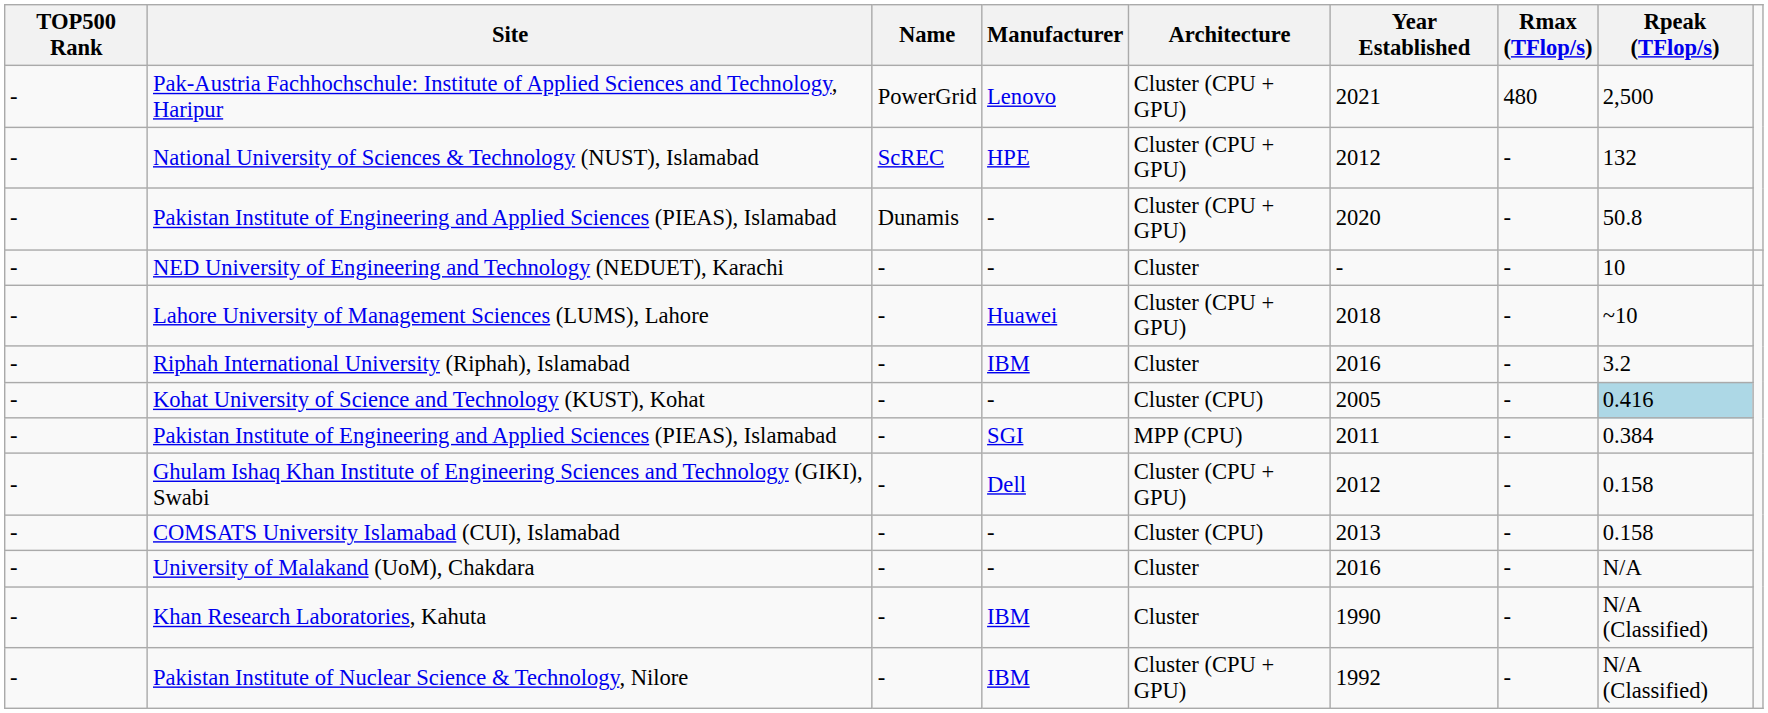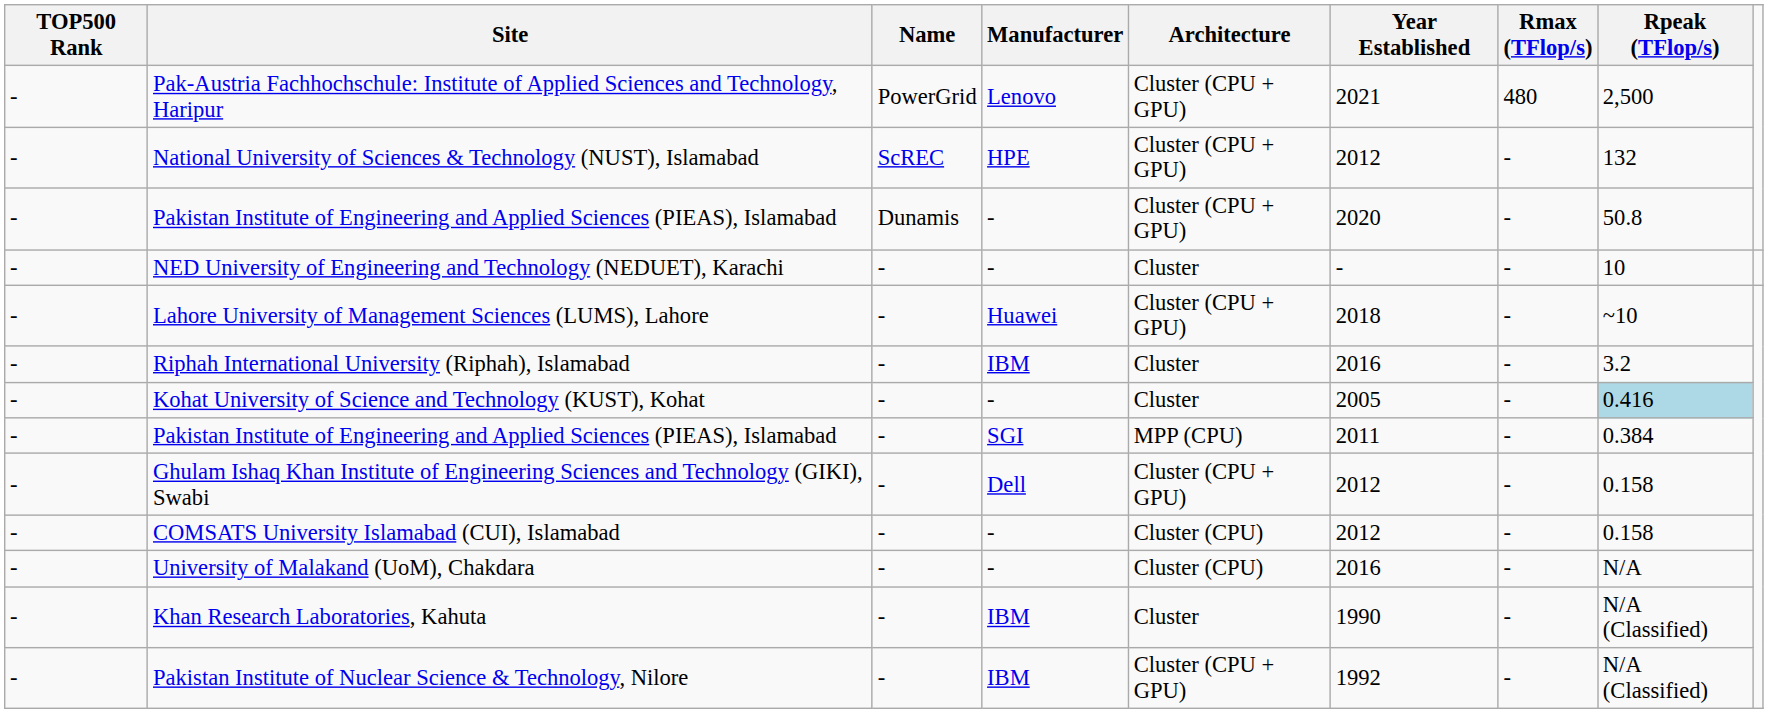(1199, 399) Cluster (CPU) -> (1166, 399) Cluster
(1358, 532) 2013 -> (1358, 532) 2012
(1166, 568) Cluster -> (1199, 568) Cluster (CPU)
